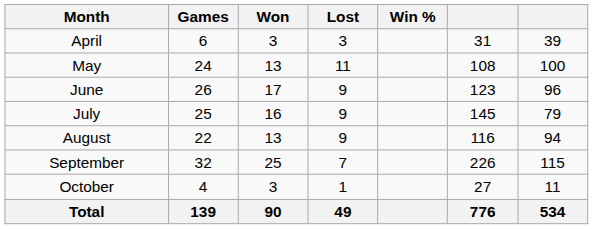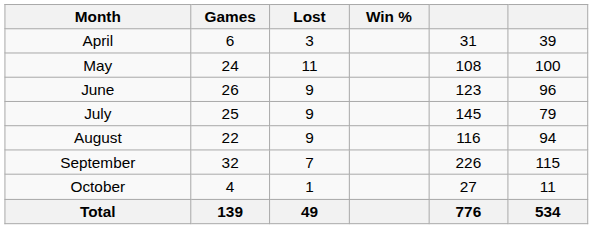- column: (273, 17)
